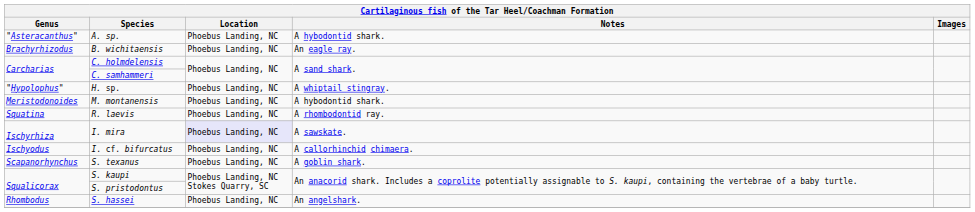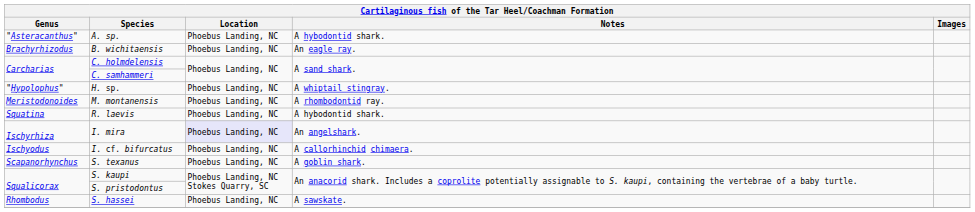(340, 101) A hybodontid shark. -> (340, 101) A rhombodontid ray.
(340, 114) A rhombodontid ray. -> (340, 114) A hybodontid shark.
(320, 132) A sawskate. -> (328, 132) An angelshark.
(328, 201) An angelshark. -> (320, 201) A sawskate.
